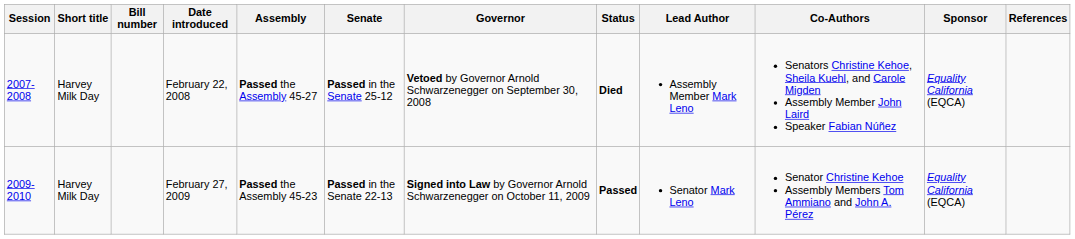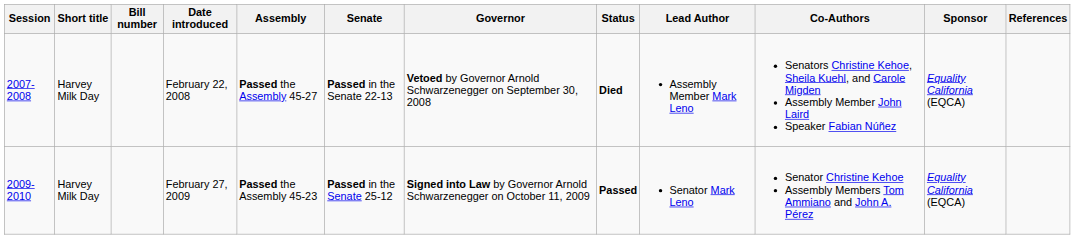(361, 90) Passed in the Senate 25-12 -> (361, 90) Passed in the Senate 22-13
(361, 190) Passed in the Senate 22-13 -> (361, 190) Passed in the Senate 25-12
